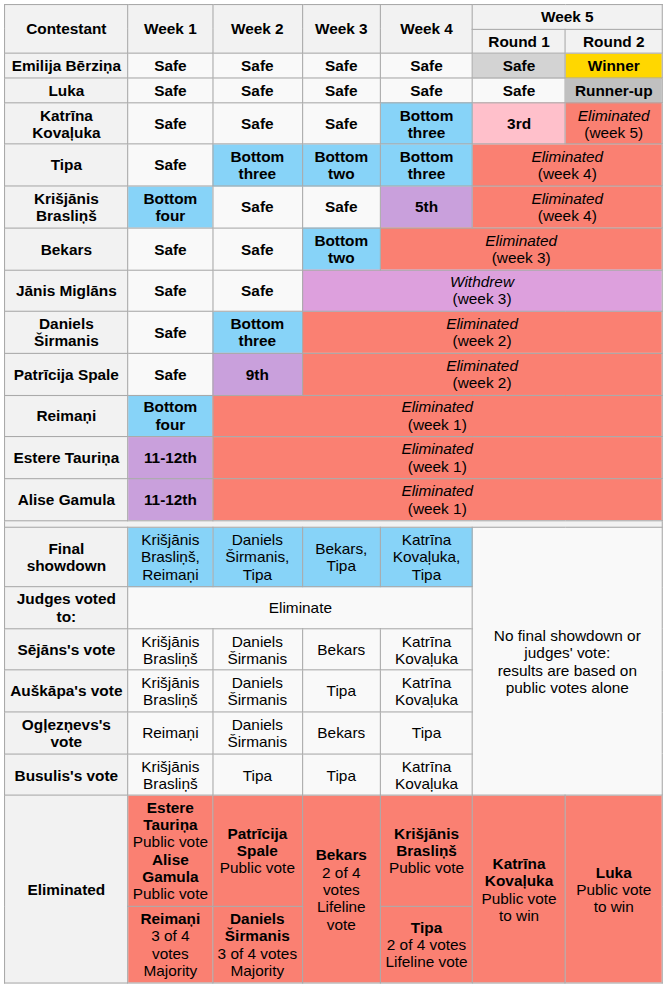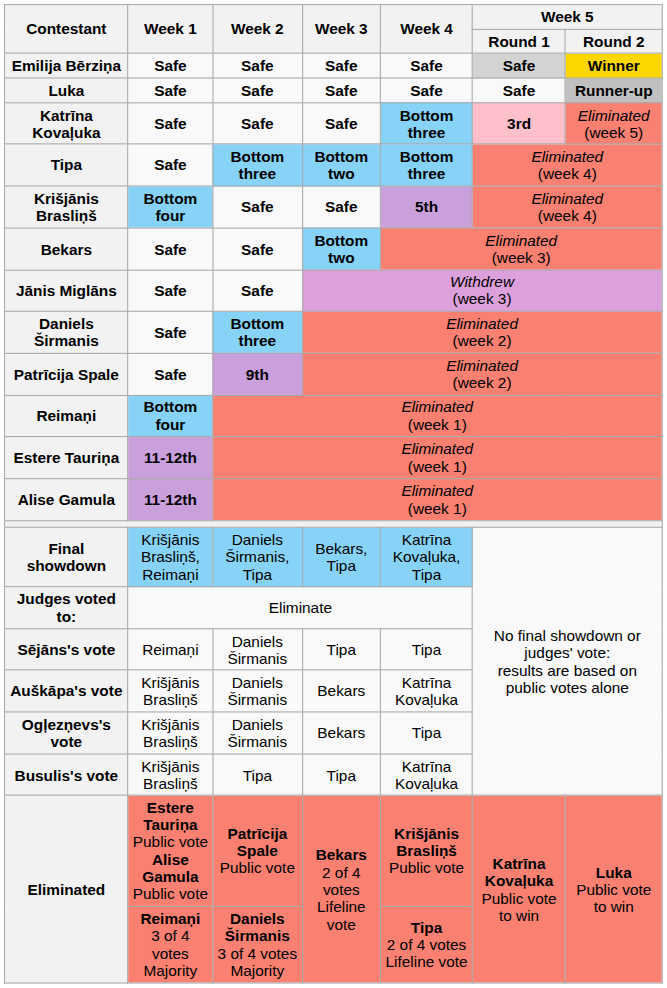(170, 650) Krišjānis Brasliņš -> (170, 650) Reimaņi
(341, 650) Bekars -> (341, 650) Tipa
(427, 650) Katrīna Kovaļuka -> (427, 650) Tipa
(341, 691) Tipa -> (341, 691) Bekars
(170, 733) Reimaņi -> (170, 733) Krišjānis Brasliņš
